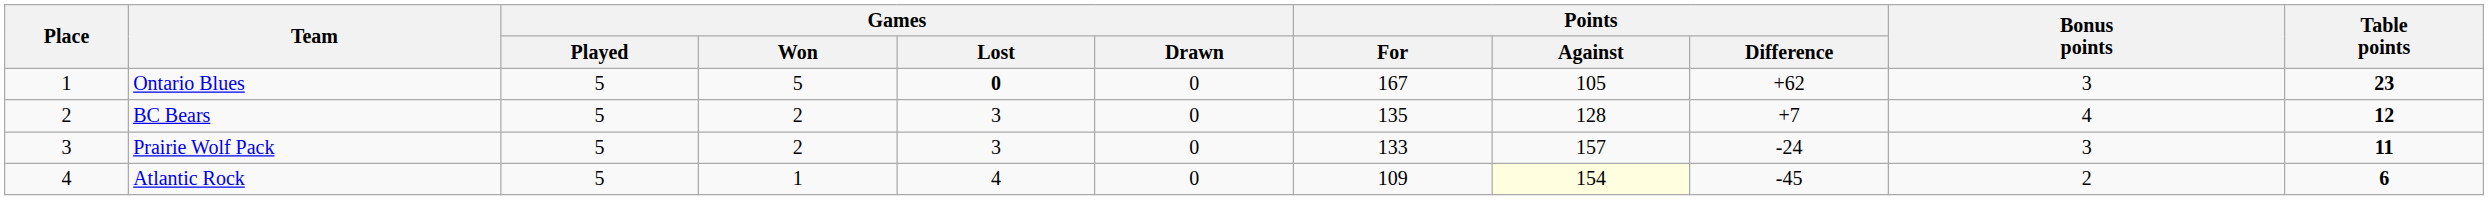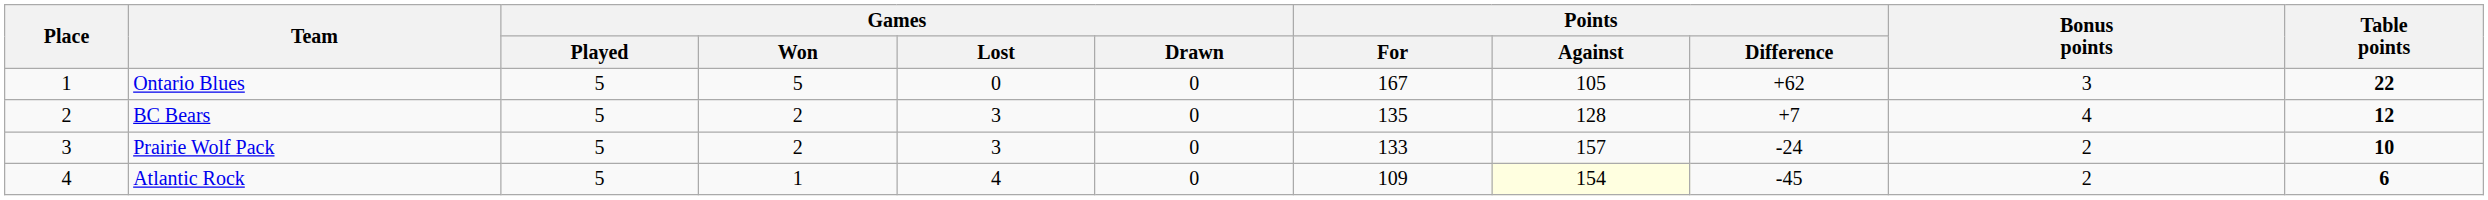(996, 83) bold -> (996, 83) normal
(2384, 83) 23 -> (2384, 83) 22
(2087, 147) 3 -> (2087, 147) 2
(2384, 147) 11 -> (2384, 147) 10
